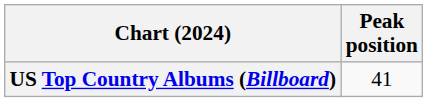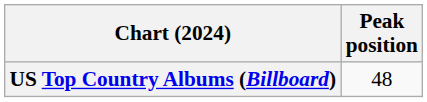(382, 79) 41 -> (382, 79) 48
